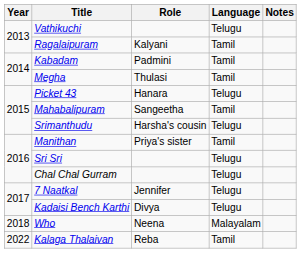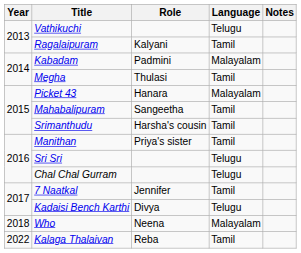(223, 61) Tamil -> (236, 61) Malayalam
(226, 93) Telugu -> (236, 93) Malayalam
(226, 126) Telugu -> (223, 126) Tamil
(226, 191) Telugu -> (223, 191) Tamil
